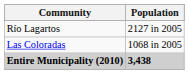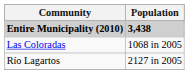rows swapped: (65, 61) <-> (33, 28)
